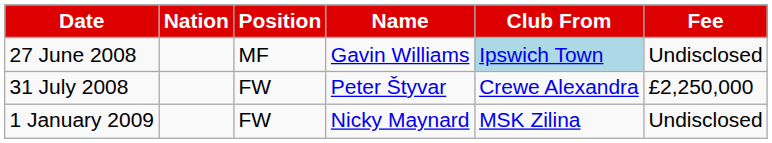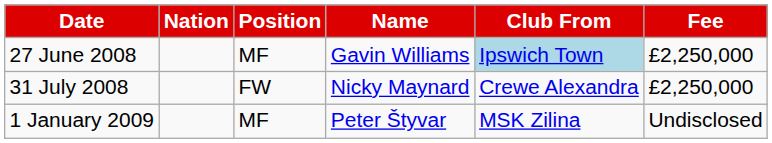(706, 54) Undisclosed -> (701, 54) £2,250,000
(389, 87) Peter Štyvar -> (400, 87) Nicky Maynard
(255, 120) FW -> (254, 120) MF
(400, 120) Nicky Maynard -> (389, 120) Peter Štyvar
